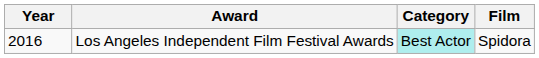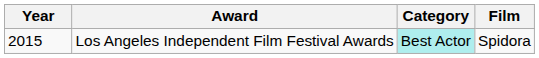(25, 41) 2016 -> (25, 41) 2015
